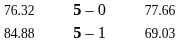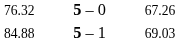(160, 11) 77.66 -> (160, 11) 67.26
